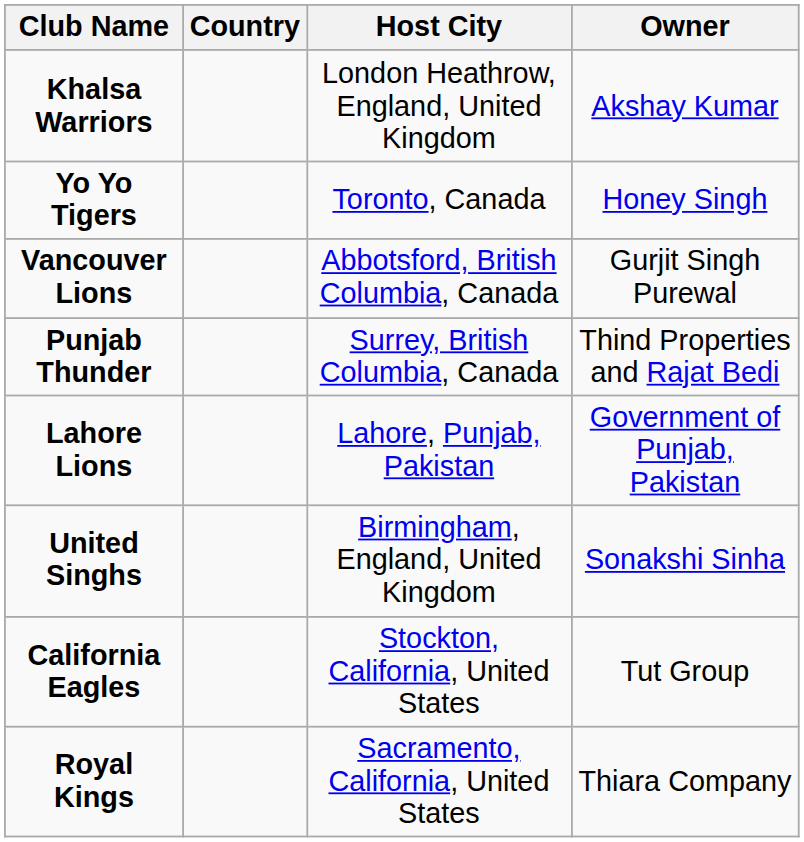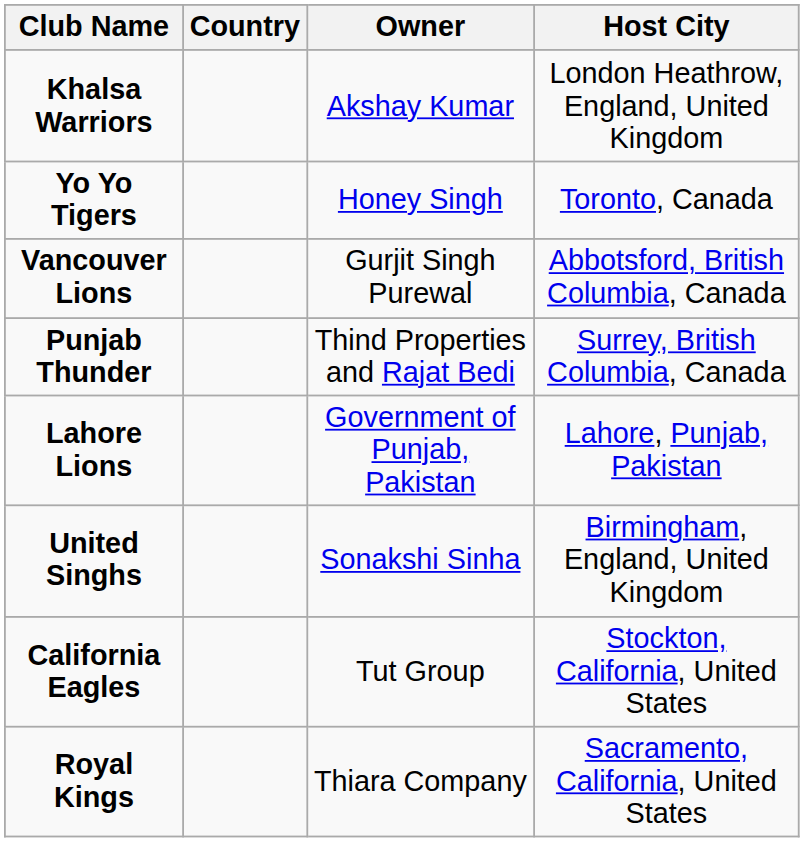columns swapped: (439, 27) <-> (685, 27)
